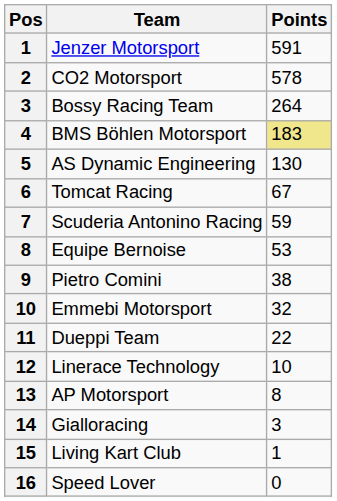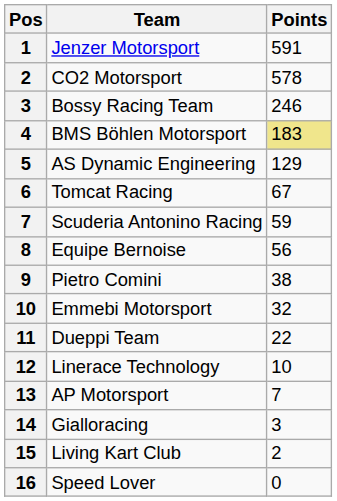(287, 106) 264 -> (287, 106) 246
(287, 163) 130 -> (287, 163) 129
(281, 250) 53 -> (281, 250) 56
(276, 395) 8 -> (276, 395) 7
(276, 453) 1 -> (276, 453) 2
